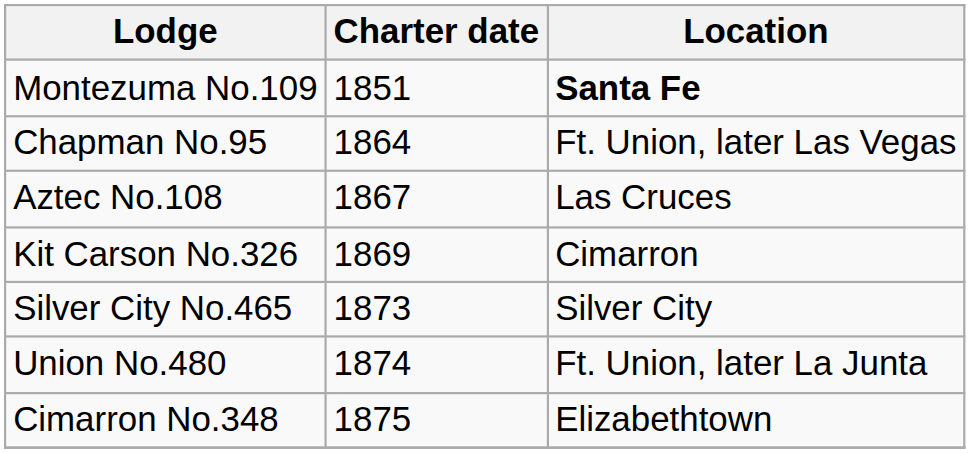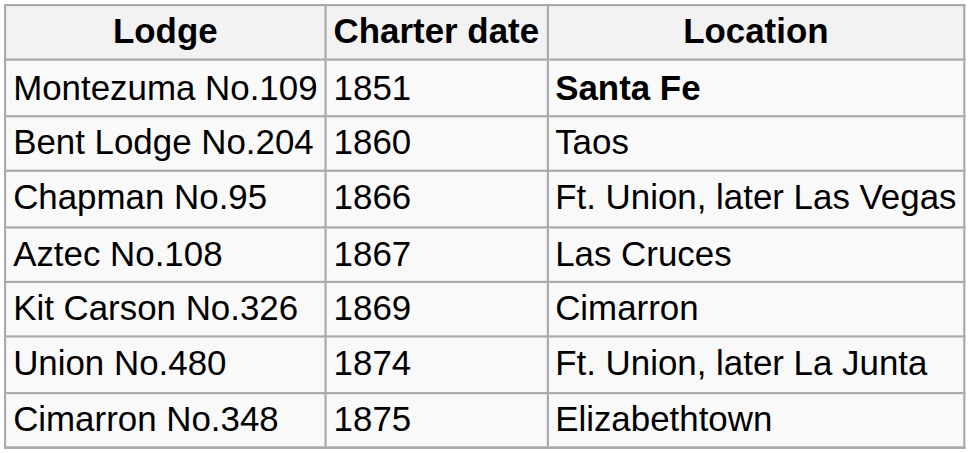+ row: (163, 142)
(372, 142) 1864 -> (372, 198) 1866
- row: (153, 308)
